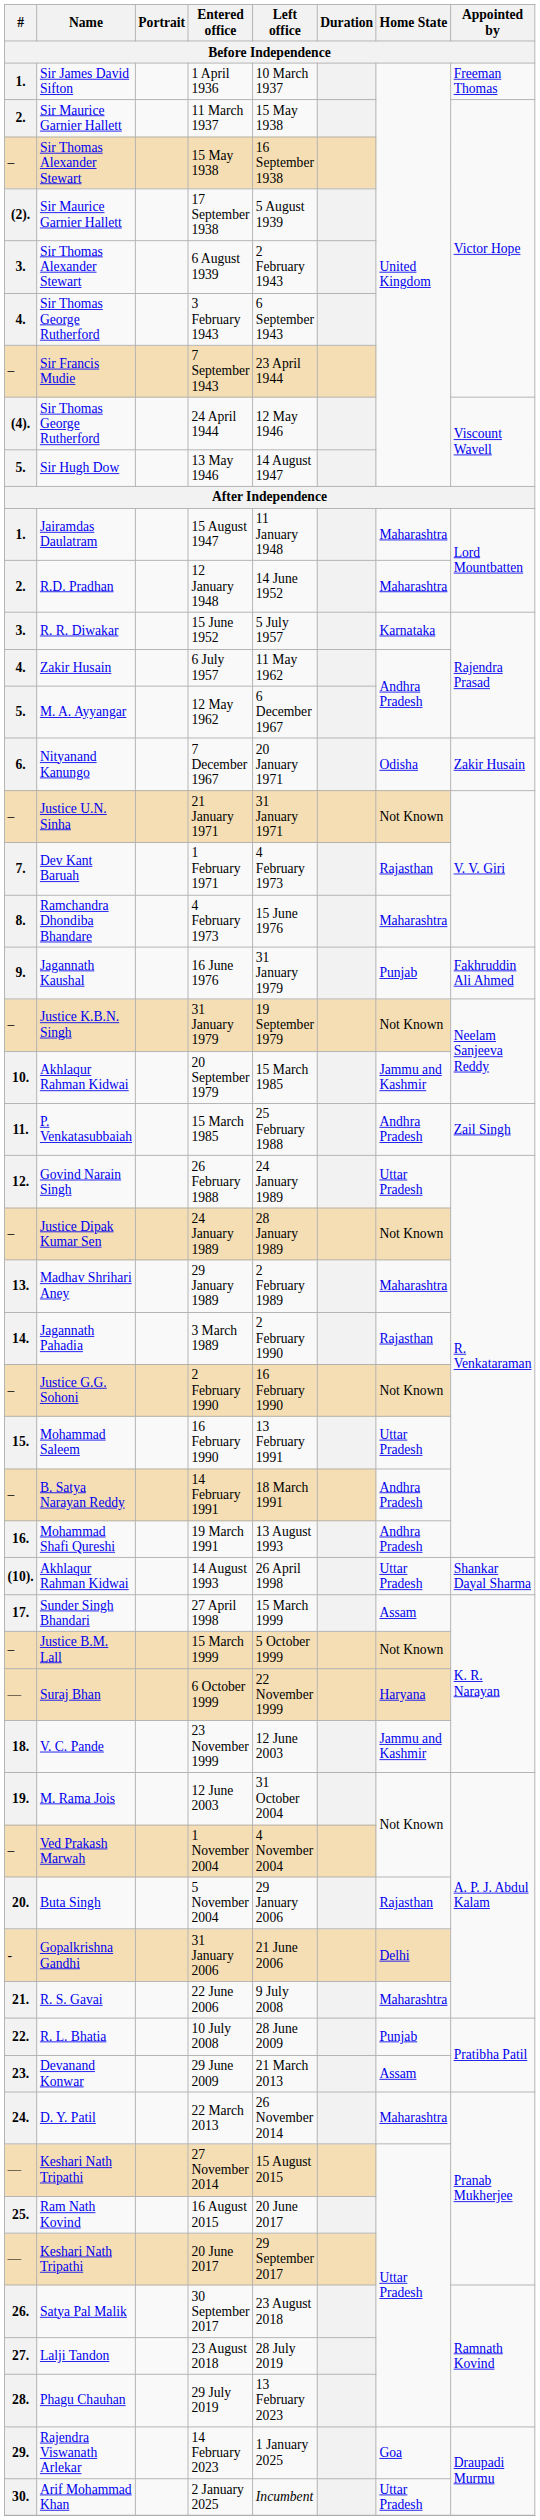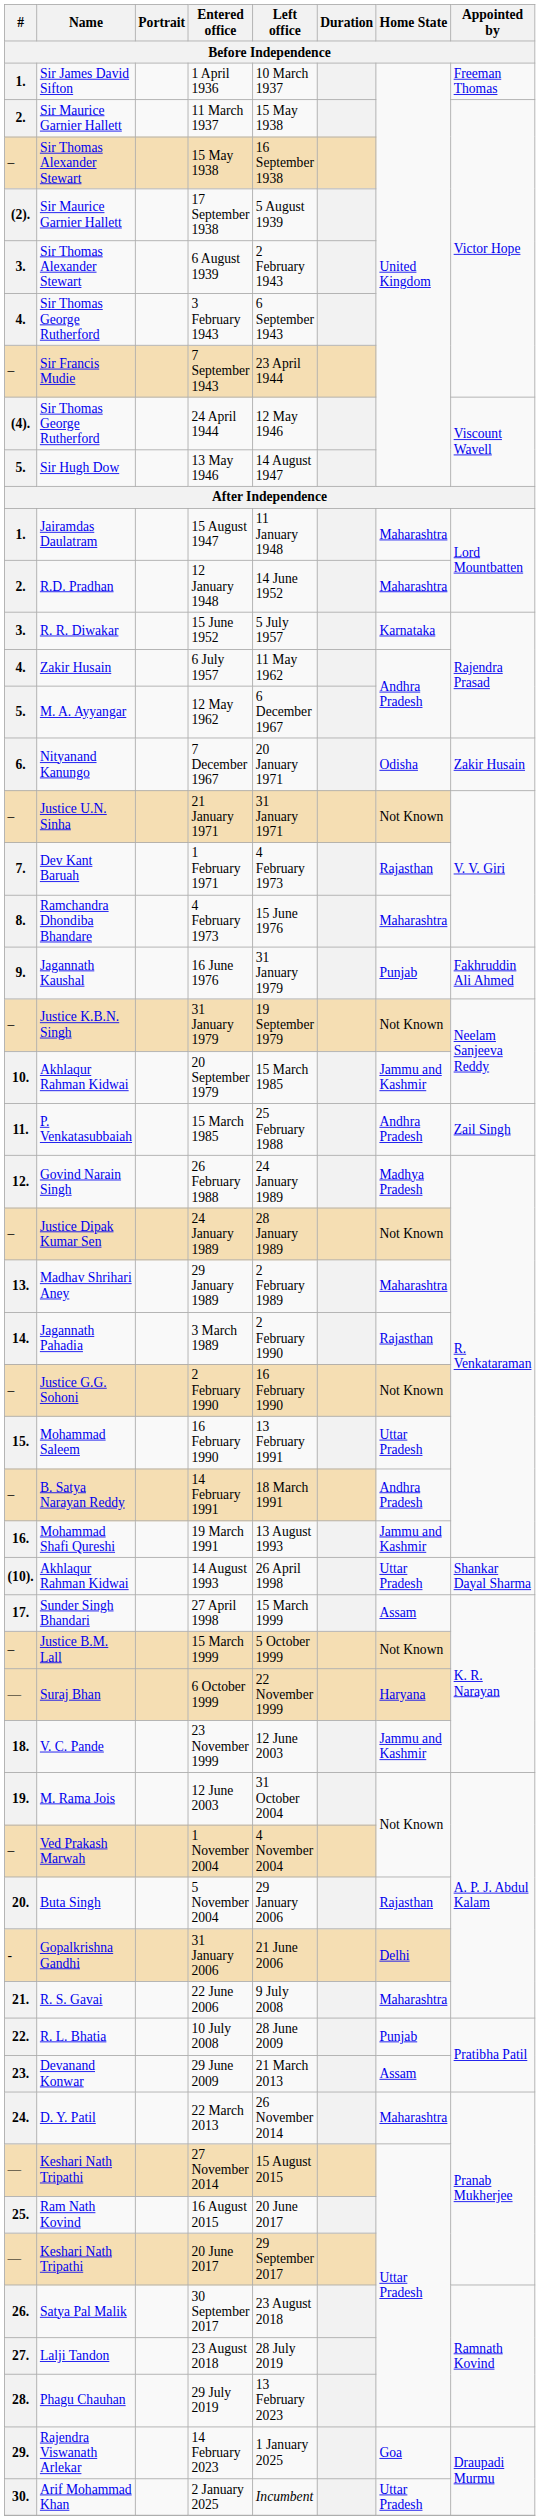(401, 1181) Uttar Pradesh -> (402, 1181) Madhya Pradesh
(401, 1539) Andhra Pradesh -> (411, 1539) Jammu and Kashmir
